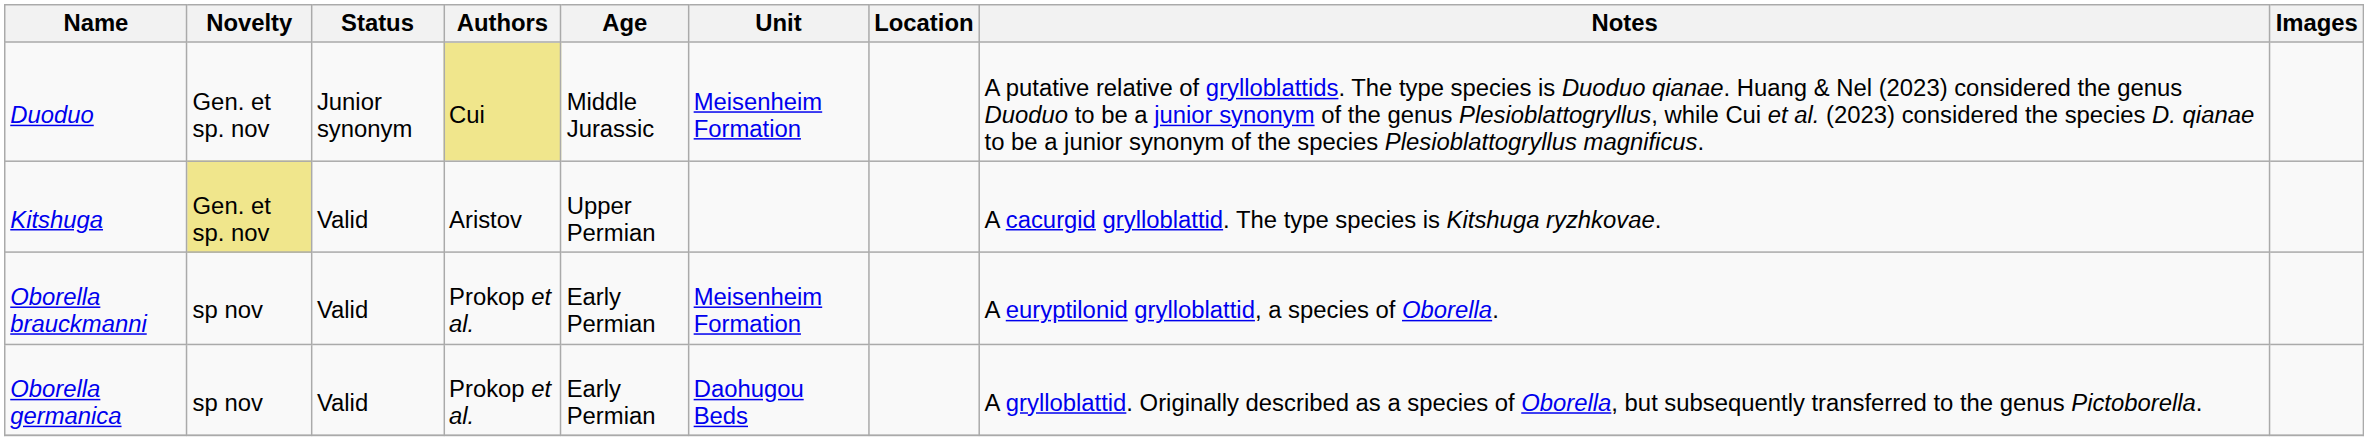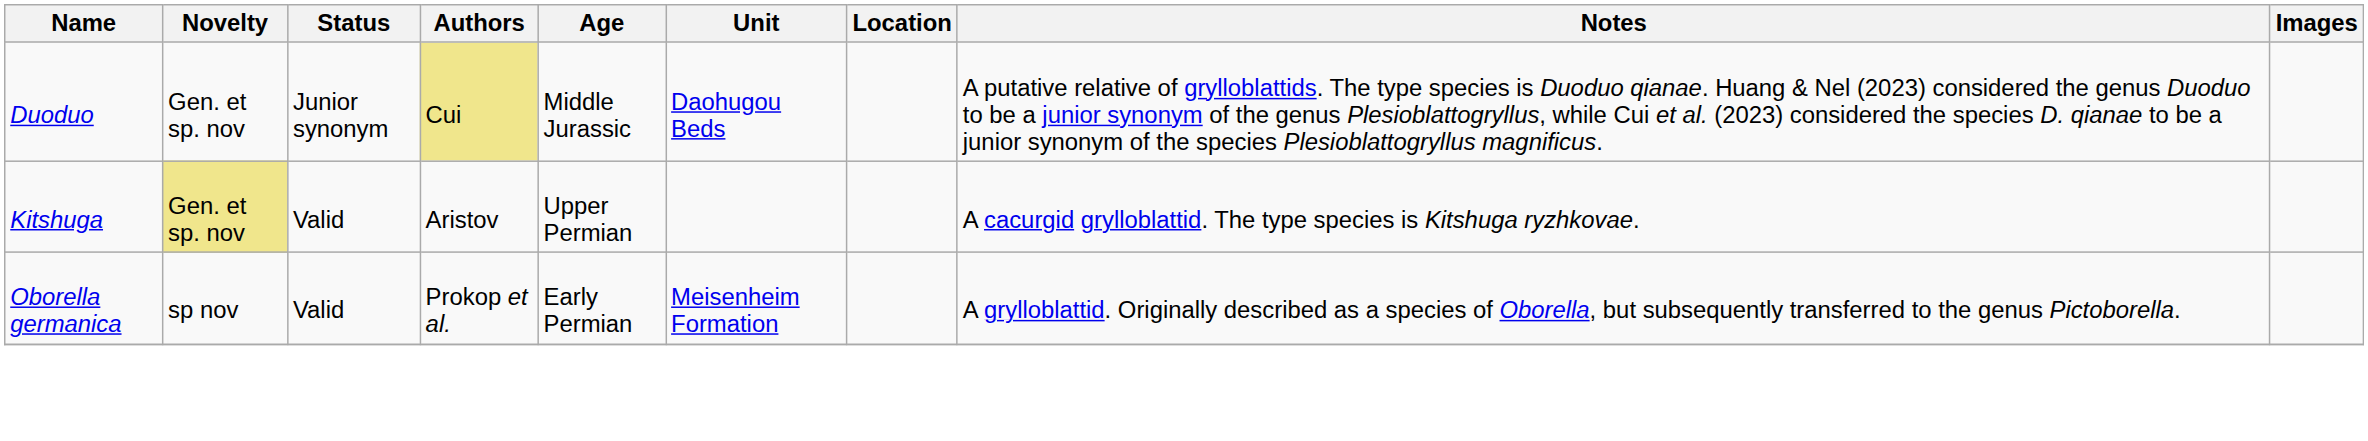(758, 114) Meisenheim Formation -> (726, 114) Daohugou Beds
- row: (78, 311)
(749, 402) Daohugou Beds -> (735, 311) Meisenheim Formation
